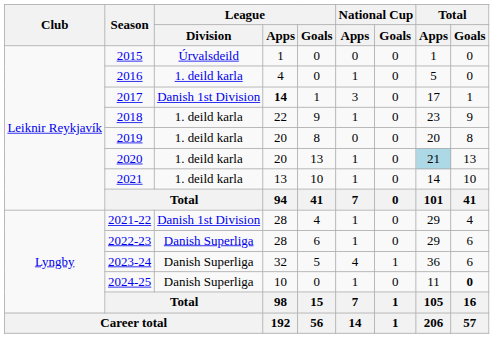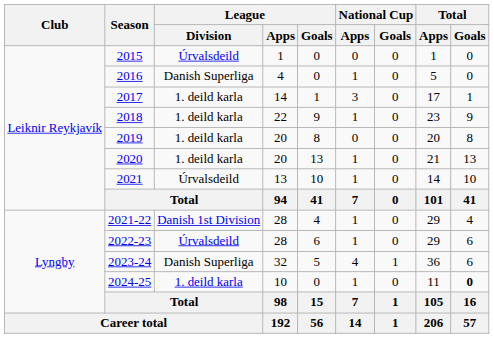(209, 76) 1. deild karla -> (209, 76) Danish Superliga
(209, 96) Danish 1st Division -> (209, 96) 1. deild karla
(281, 96) bold -> (281, 96) normal
(434, 158) lightblue background -> (434, 158) no background
(209, 179) 1. deild karla -> (209, 179) Úrvalsdeild
(209, 240) Danish Superliga -> (209, 240) Úrvalsdeild
(209, 281) Danish Superliga -> (209, 281) 1. deild karla
